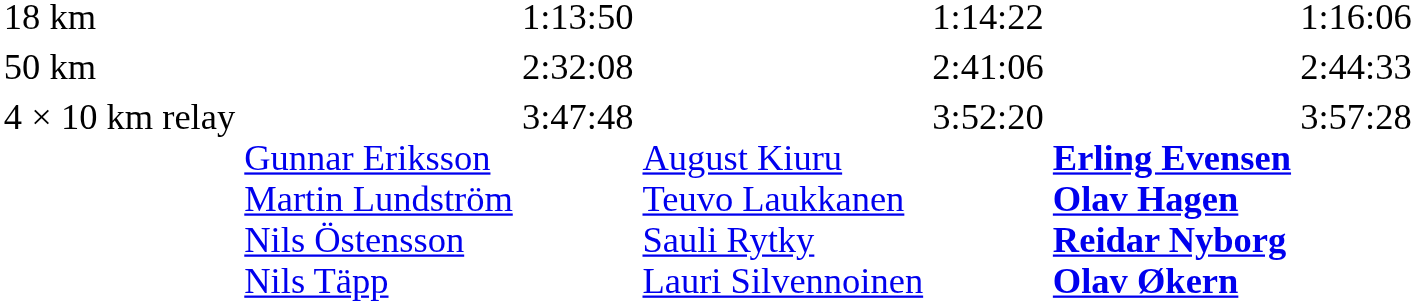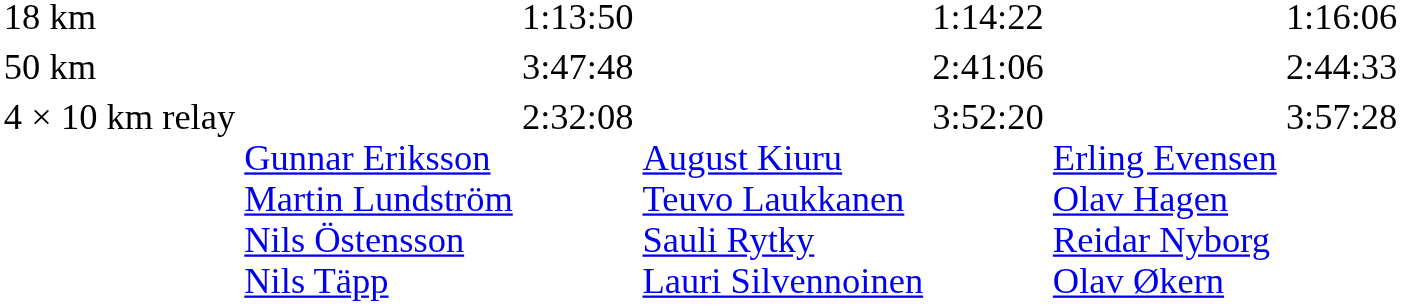(578, 66) 2:32:08 -> (578, 66) 3:47:48
(578, 117) 3:47:48 -> (578, 117) 2:32:08
(1172, 219) bold -> (1165, 219) normal
